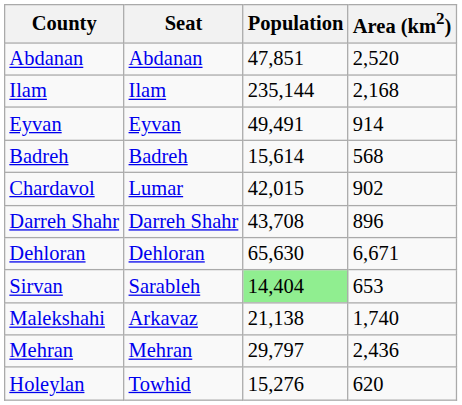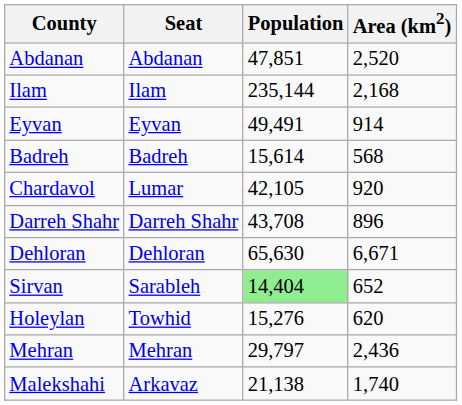(276, 188) 42,015 -> (276, 188) 42,105
(368, 188) 902 -> (368, 188) 920
(368, 286) 653 -> (368, 286) 652
rows swapped: (57, 318) <-> (47, 383)
